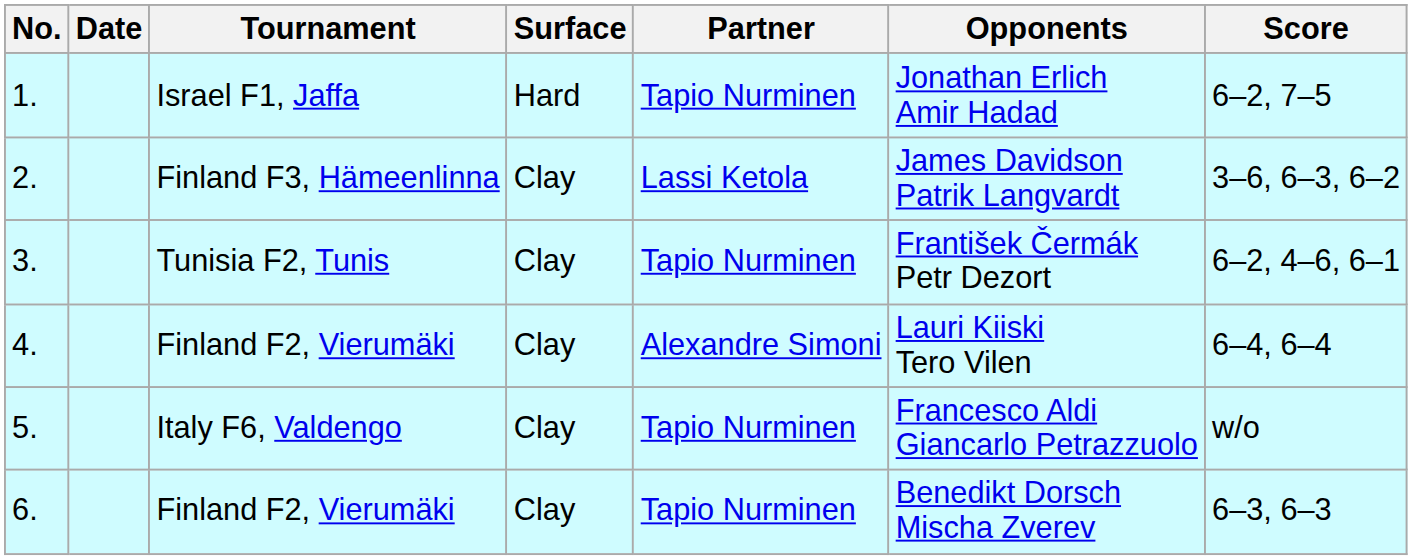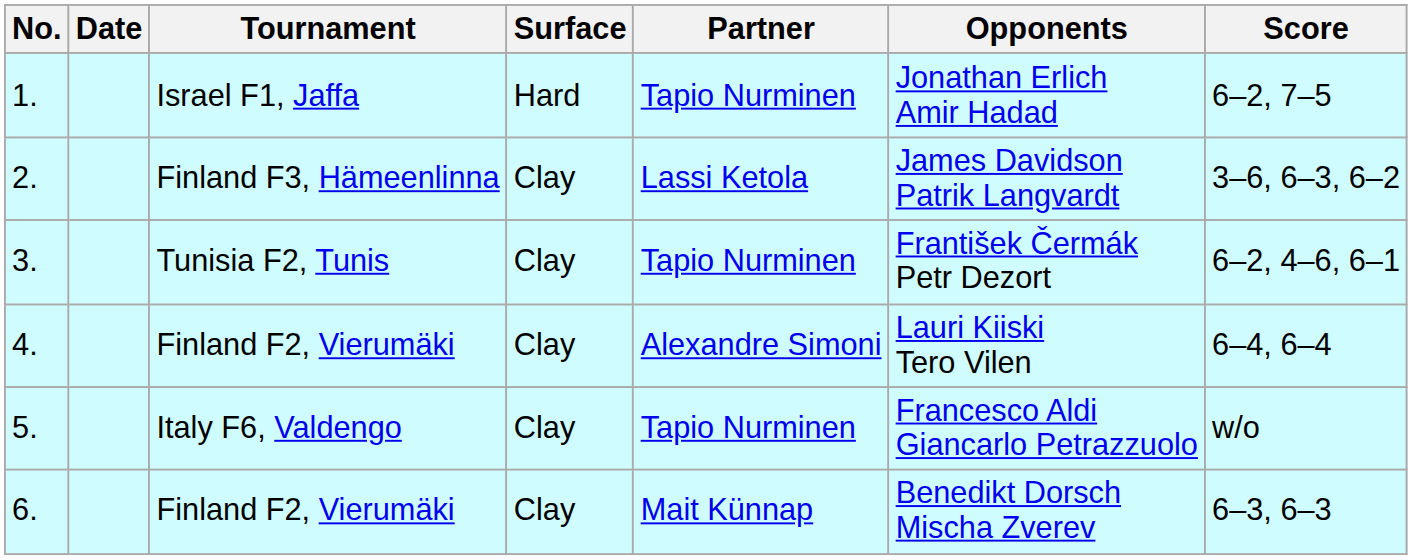(748, 511) Tapio Nurminen -> (727, 511) Mait Künnap
